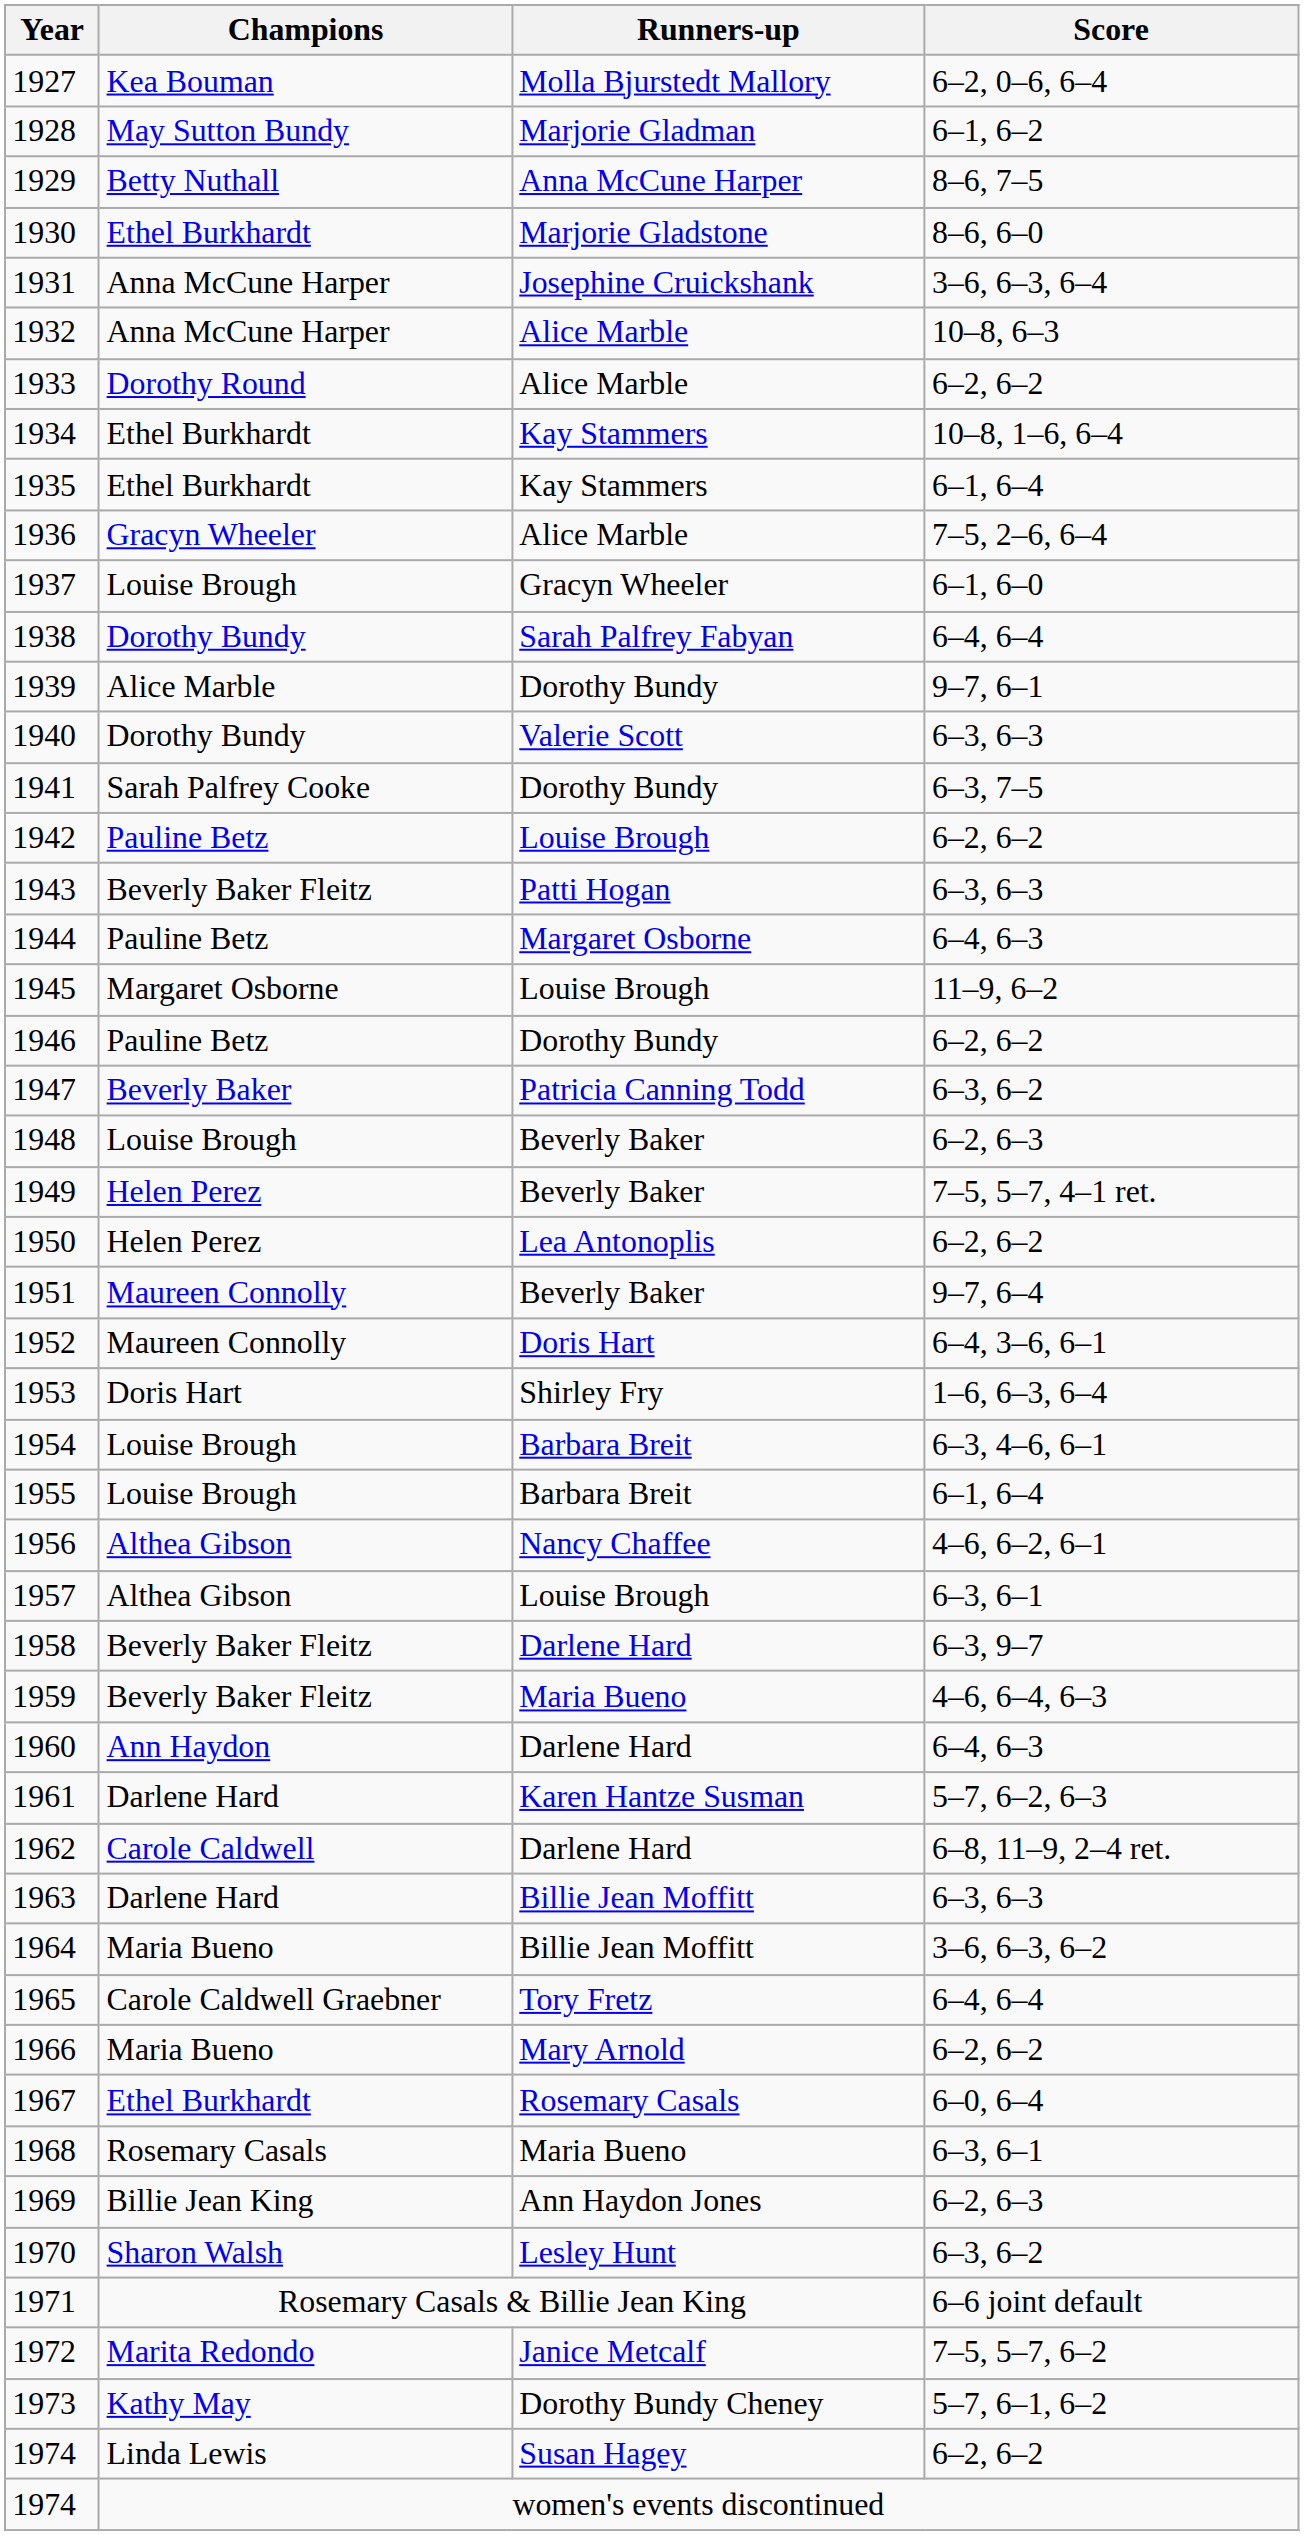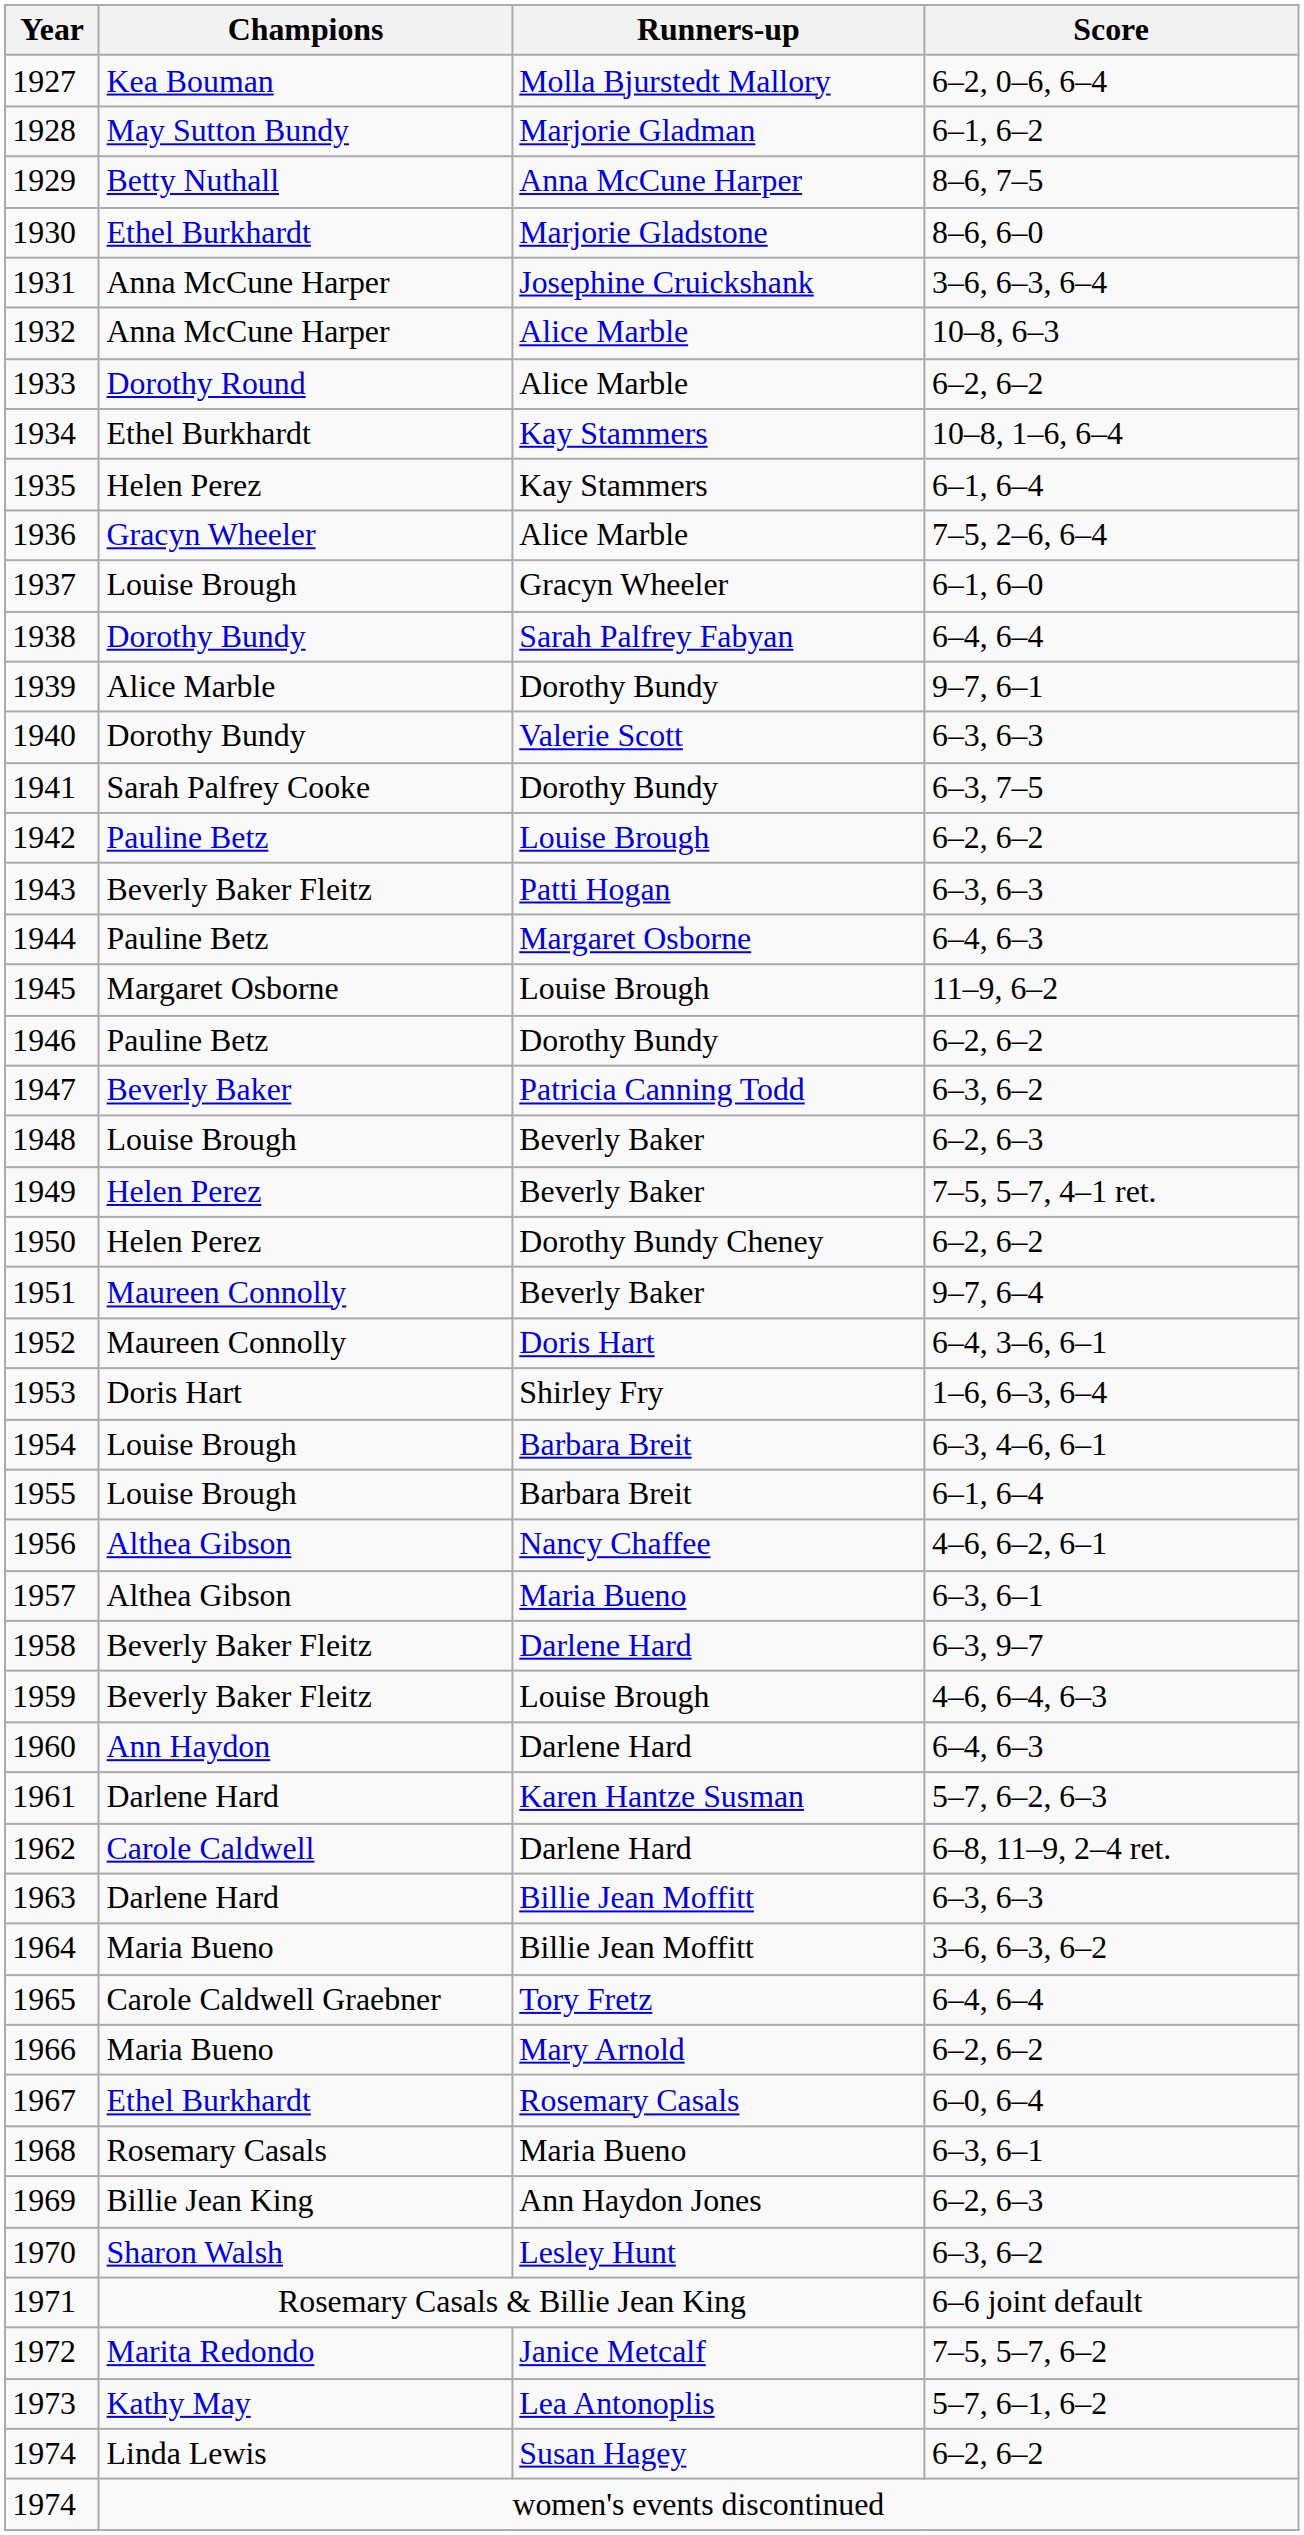(209, 484) Ethel Burkhardt -> (184, 484) Helen Perez
(617, 1241) Lea Antonoplis -> (671, 1241) Dorothy Bundy Cheney
(614, 1595) Louise Brough -> (603, 1595) Maria Bueno
(603, 1696) Maria Bueno -> (614, 1696) Louise Brough
(671, 2403) Dorothy Bundy Cheney -> (617, 2403) Lea Antonoplis
